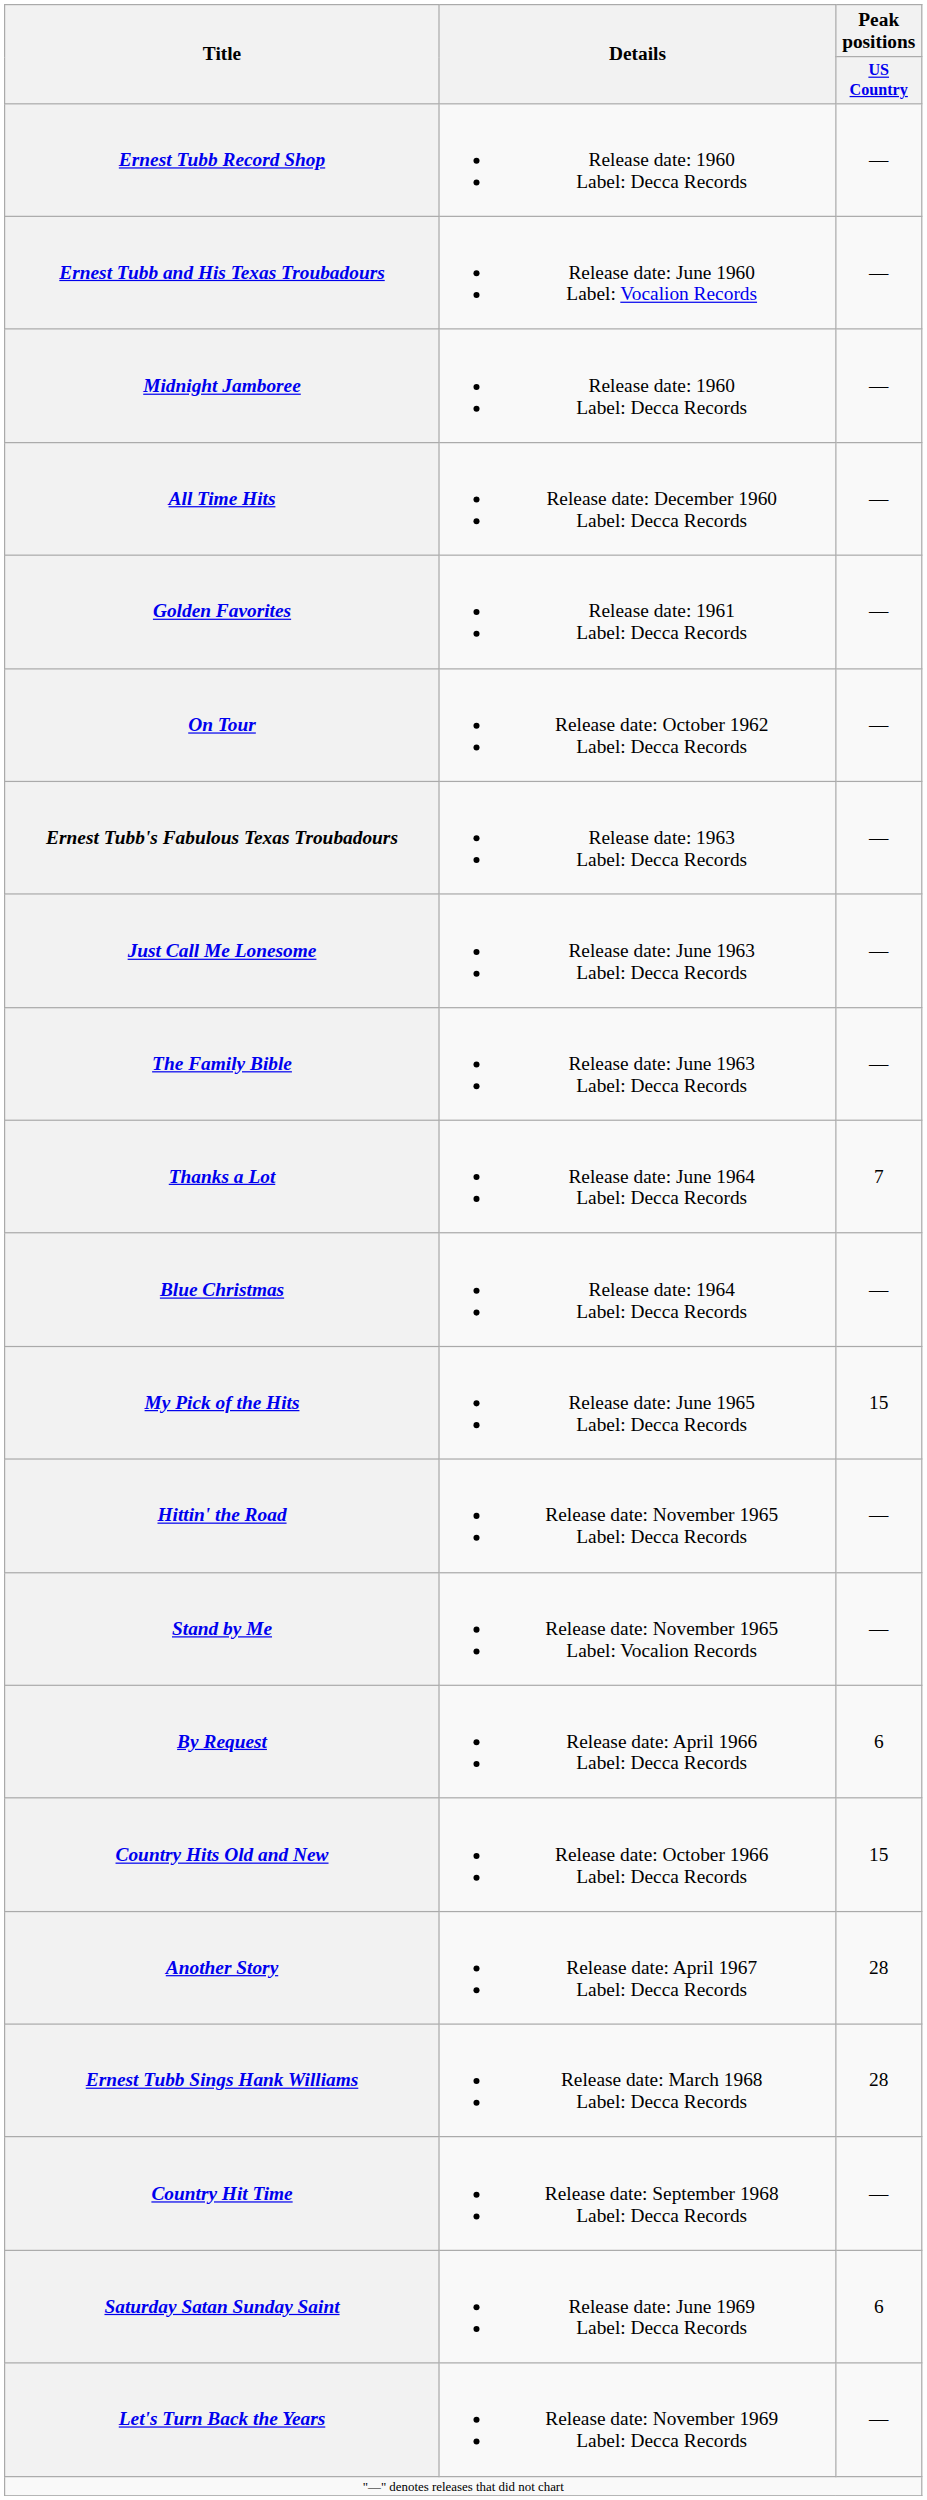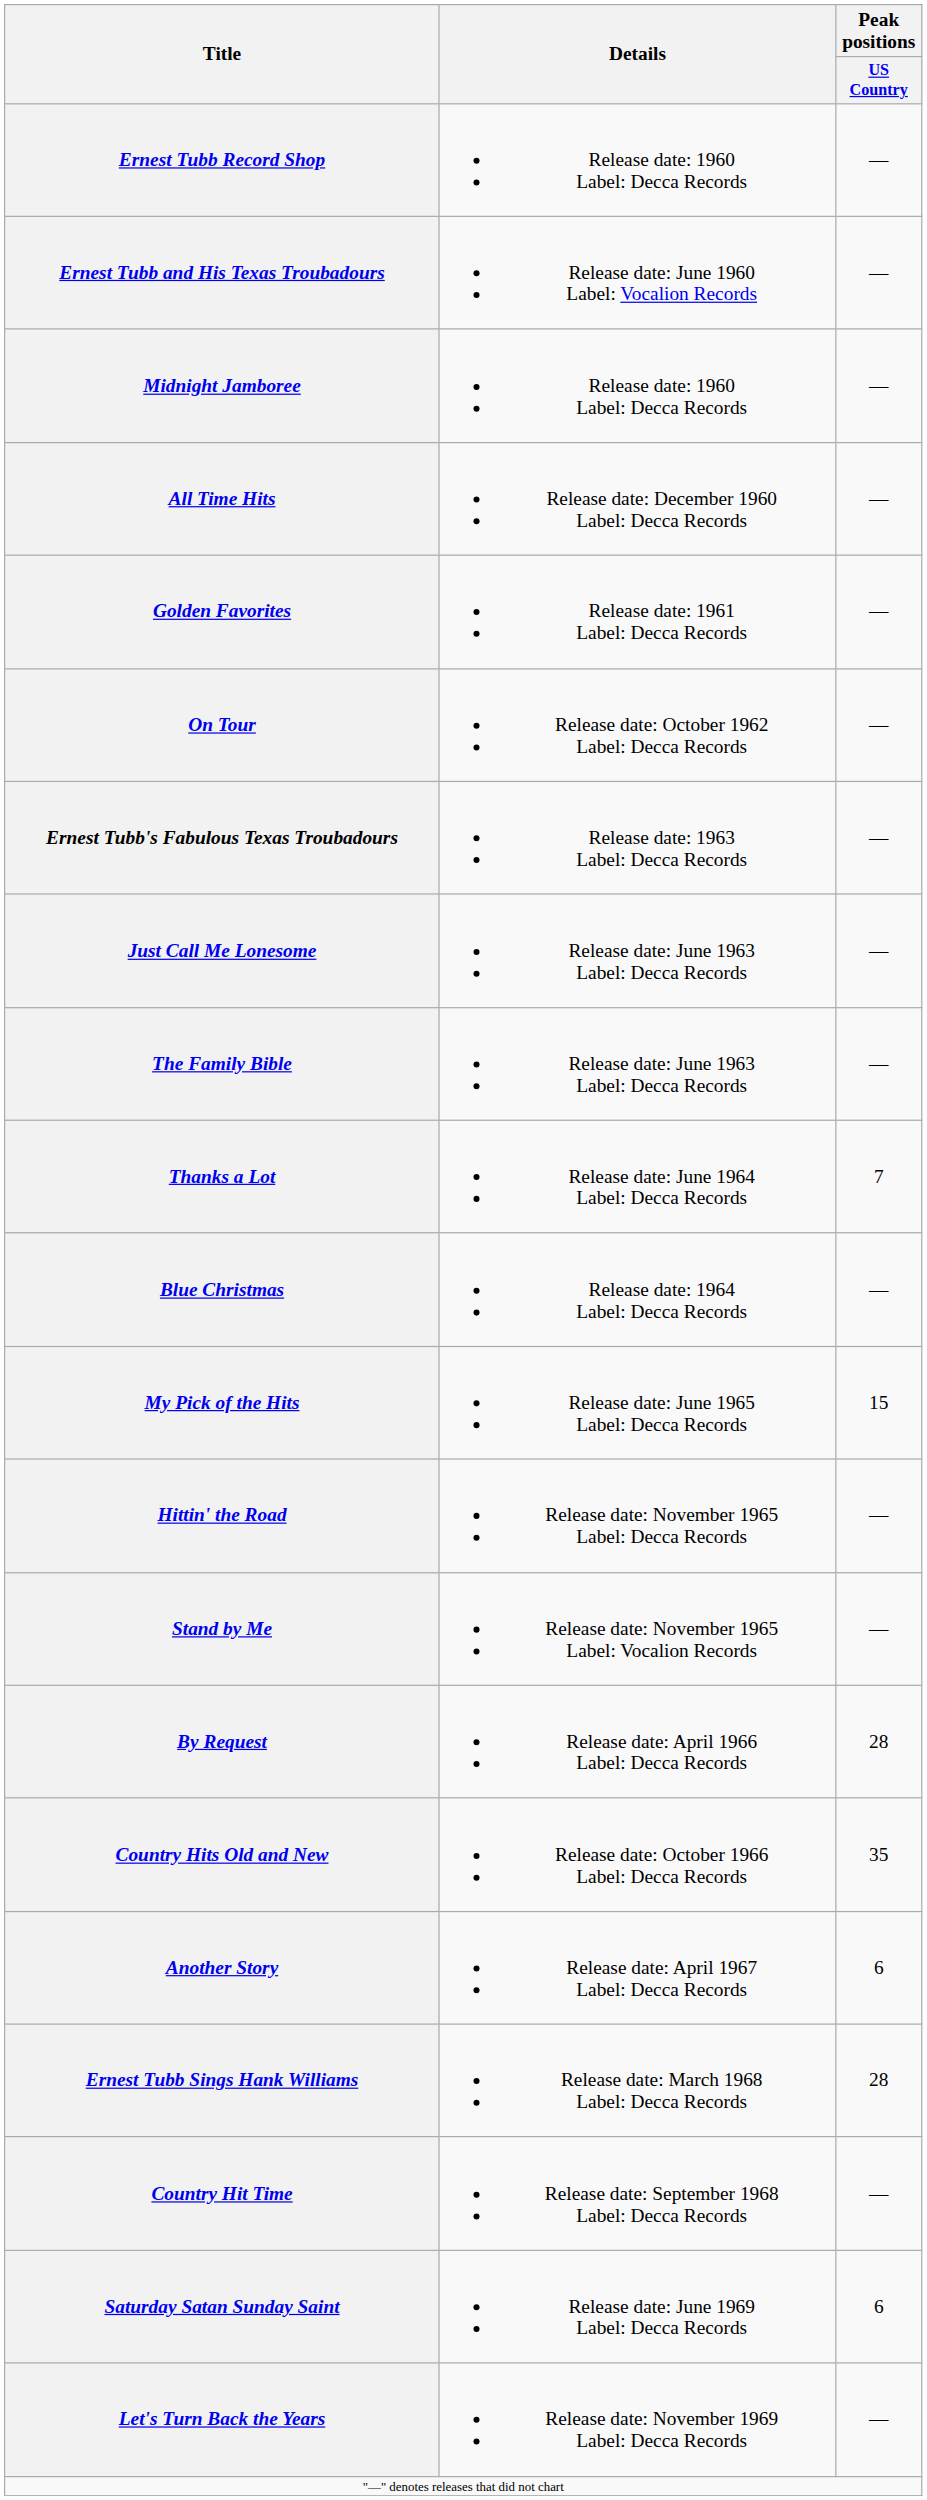(879, 1741) 6 -> (879, 1741) 28
(879, 1854) 15 -> (879, 1854) 35
(879, 1967) 28 -> (879, 1967) 6
